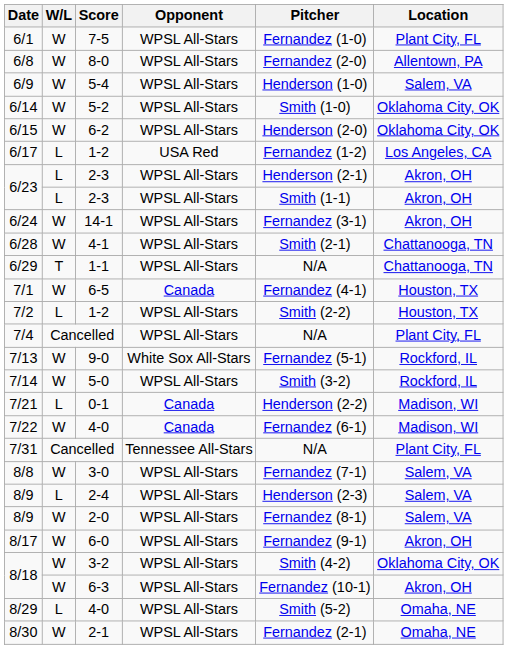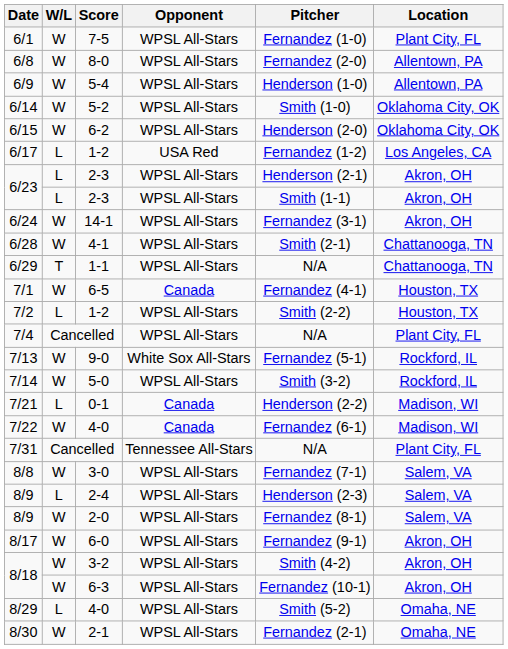(438, 84) Salem, VA -> (438, 84) Allentown, PA
(438, 564) Oklahoma City, OK -> (438, 564) Akron, OH
